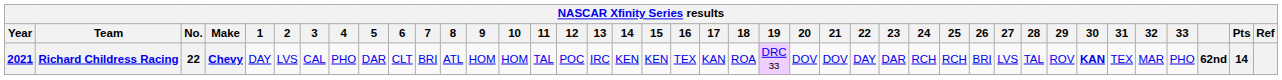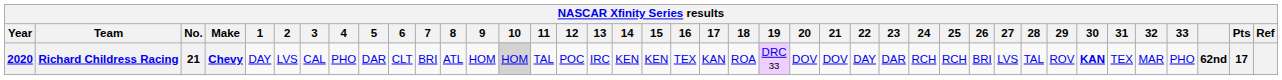(20, 59) 2021 -> (20, 59) 2020
(193, 59) 22 -> (193, 59) 21
(515, 59) no background -> (515, 59) lightgrey background
(1242, 59) 14 -> (1242, 59) 17
